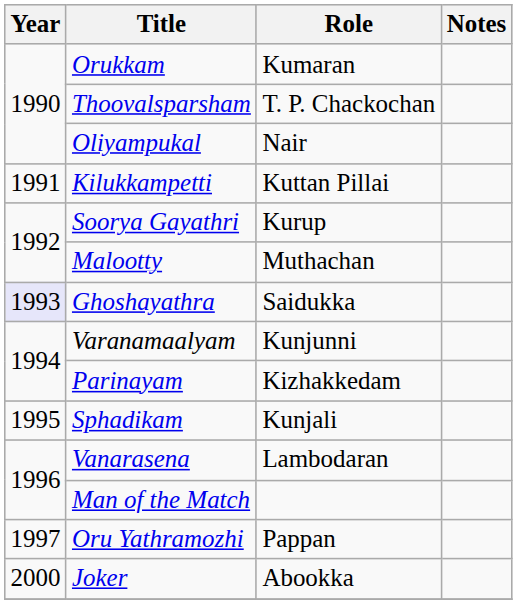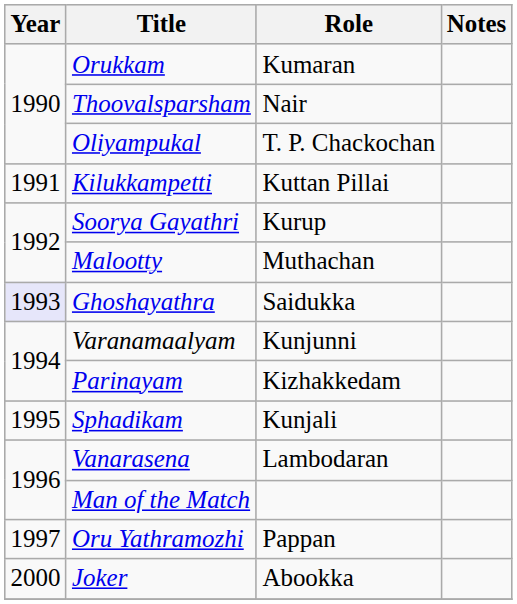(349, 103) T. P. Chackochan -> (285, 103) Nair
(285, 143) Nair -> (349, 143) T. P. Chackochan
